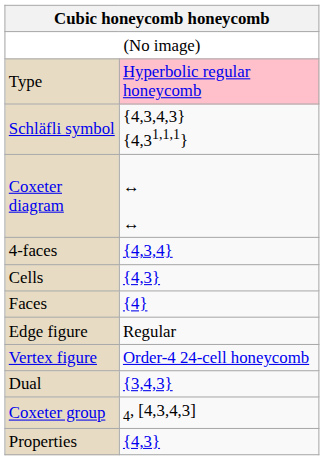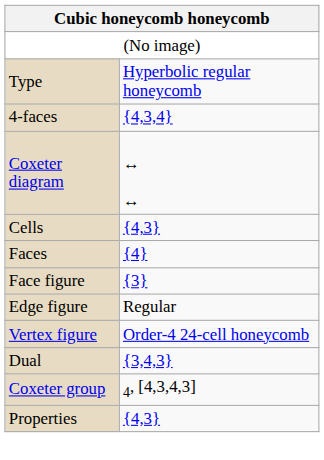(187, 81) pink background -> (187, 81) no background
- row: (62, 129)
rows swapped: (36, 195) <-> (33, 250)
+ row: (47, 280)
